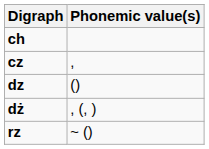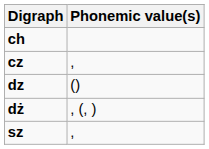- row: (14, 132)
+ row: (16, 132)
